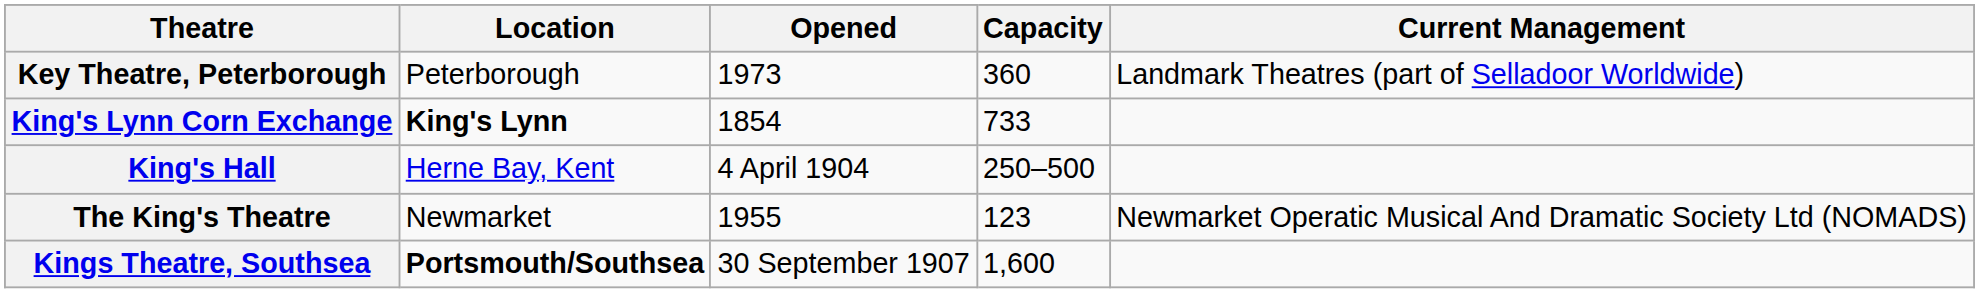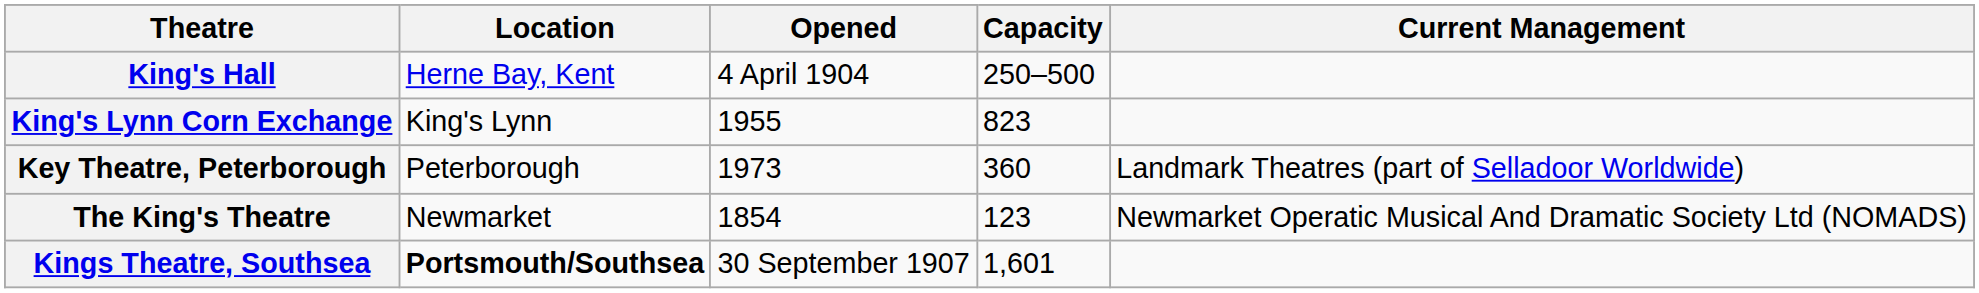rows swapped: (202, 75) <-> (202, 169)
(487, 122) bold -> (479, 122) normal
(749, 122) 1854 -> (749, 122) 1955
(1007, 122) 733 -> (1007, 122) 823
(749, 216) 1955 -> (749, 216) 1854
(1019, 263) 1,600 -> (1019, 263) 1,601
